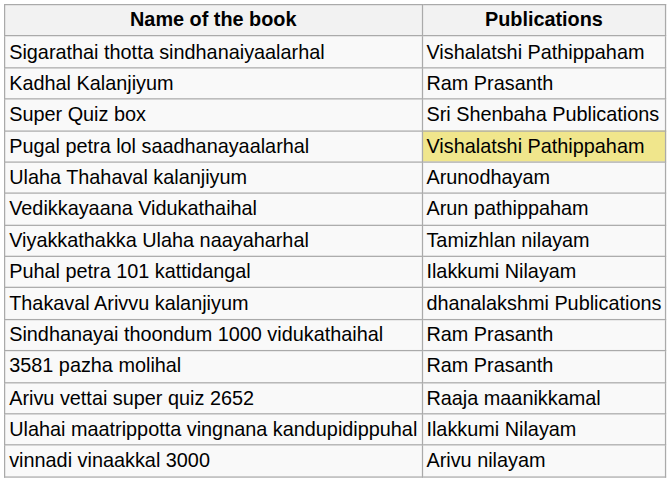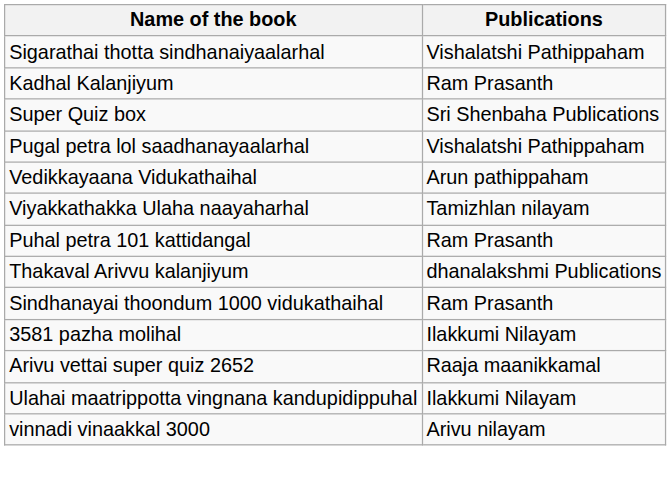(535, 146) khaki background -> (535, 146) no background
- row: (128, 177)
(501, 271) Ilakkumi Nilayam -> (490, 240) Ram Prasanth
(490, 366) Ram Prasanth -> (501, 334) Ilakkumi Nilayam
